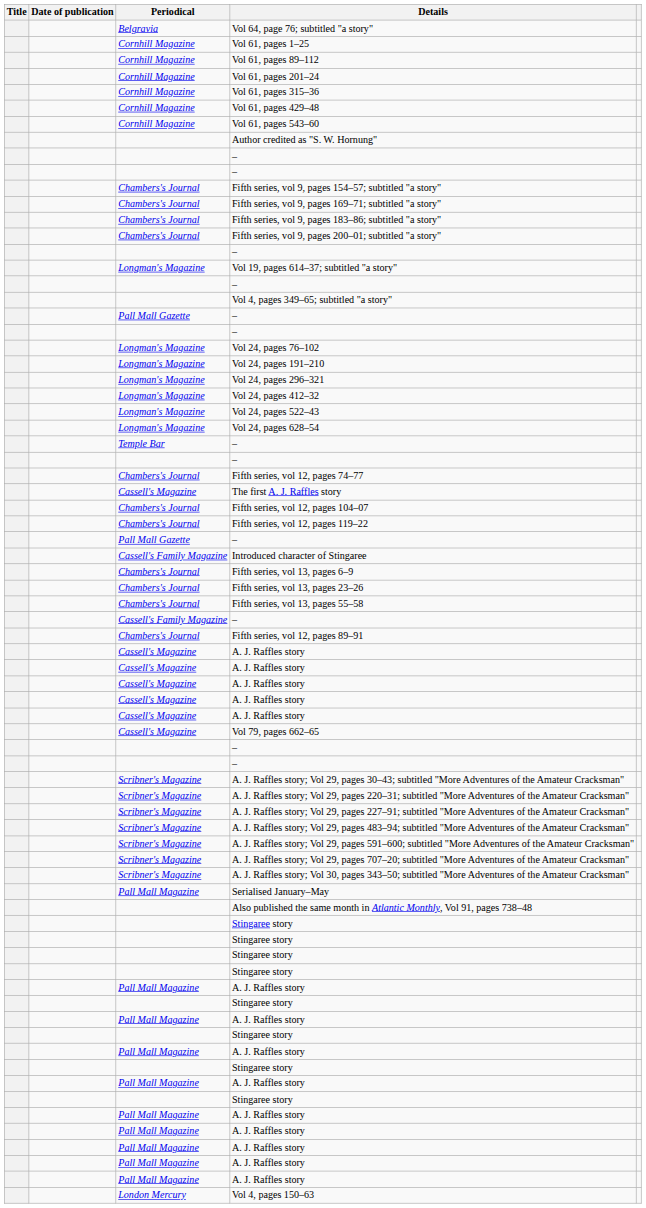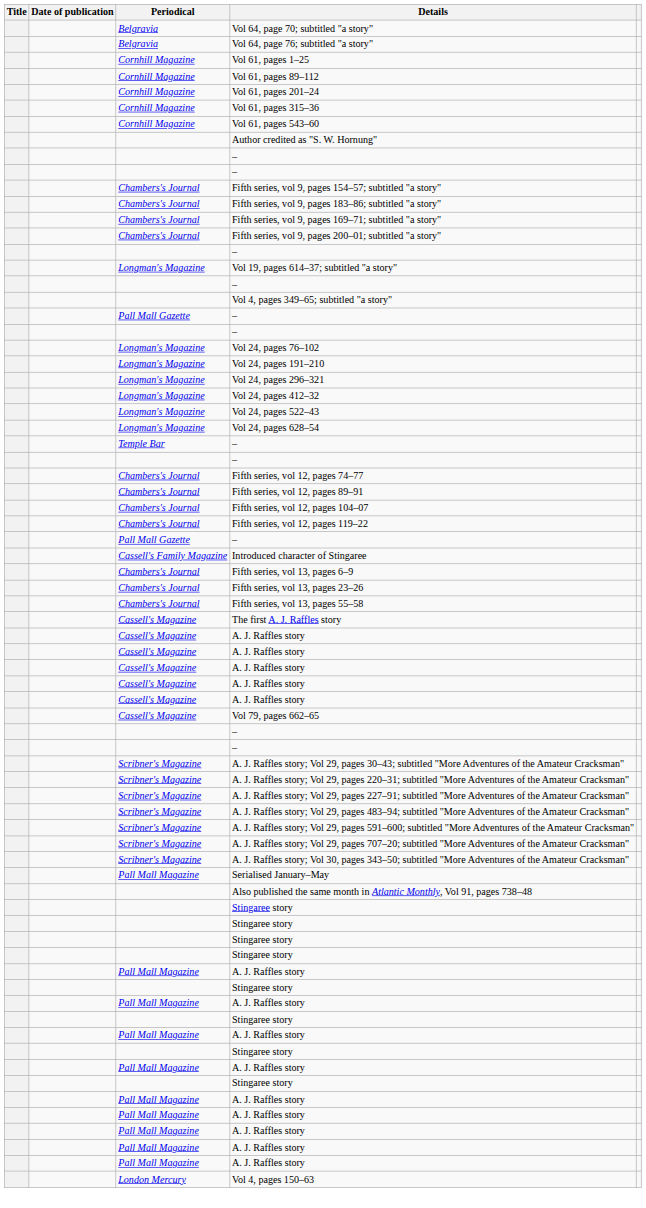+ row: (138, 28)
- row: (156, 108)
rows swapped: (159, 204) <-> (159, 220)
rows swapped: (159, 635) <-> (157, 492)
- row: (173, 619)
